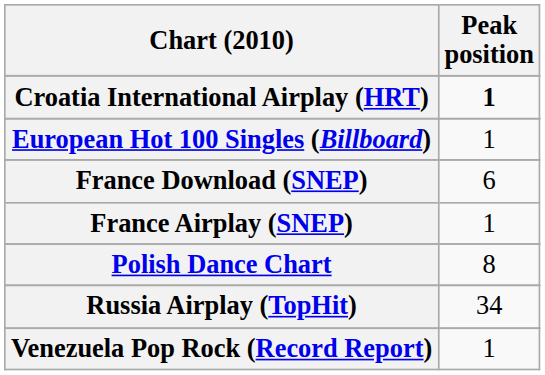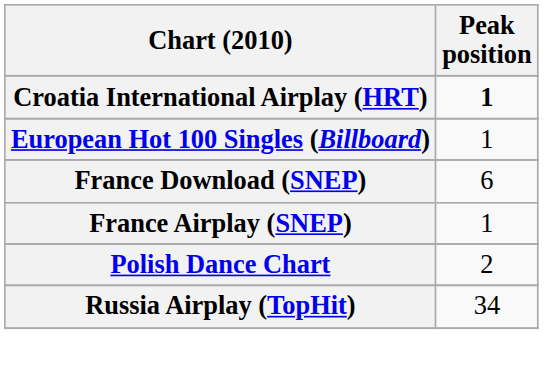(489, 264) 8 -> (487, 264) 2
- row: (222, 348)
